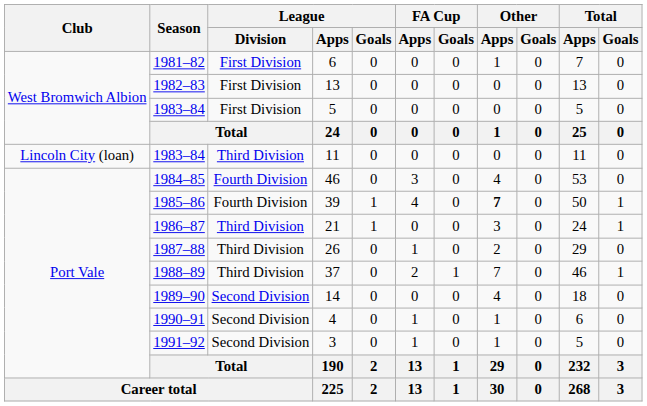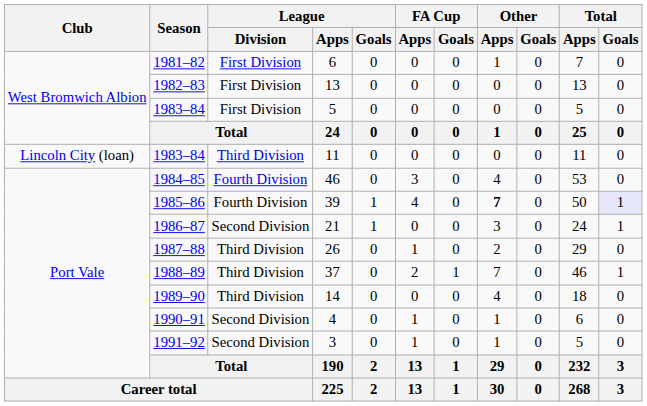(621, 202) no background -> (621, 202) lavender background
(260, 226) Third Division -> (260, 226) Second Division
(260, 296) Second Division -> (260, 296) Third Division
